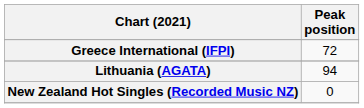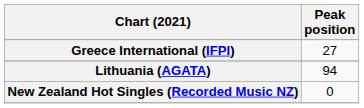(330, 50) 72 -> (330, 50) 27
